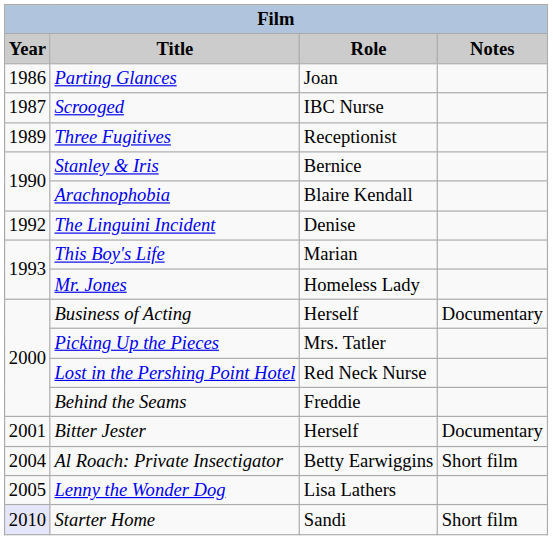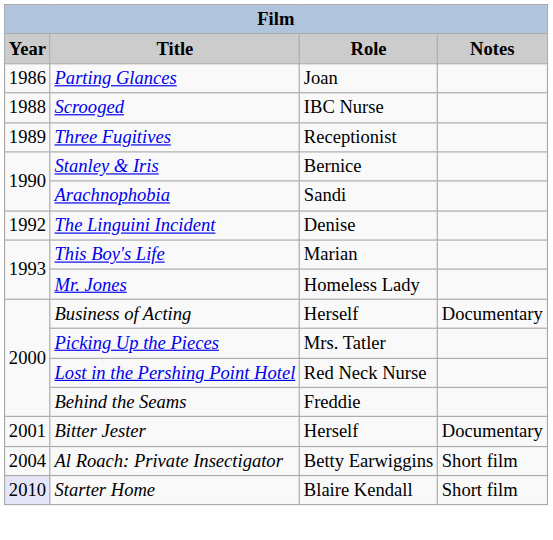(27, 107) 1987 -> (27, 107) 1988
(358, 195) Blaire Kendall -> (325, 195) Sandi
- row: (140, 490)
(325, 519) Sandi -> (358, 490) Blaire Kendall
